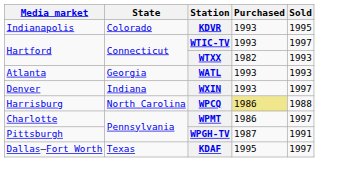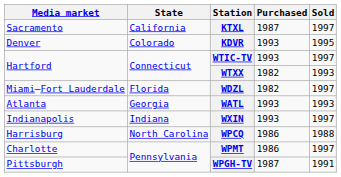+ row: (232, 27)
(40, 27) Indianapolis -> (23, 42) Denver
+ row: (232, 88)
(23, 88) Denver -> (40, 119) Indianapolis
(245, 104) khaki background -> (268, 134) no background
- row: (210, 149)
